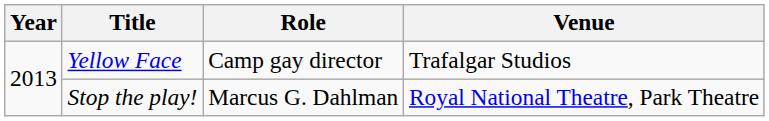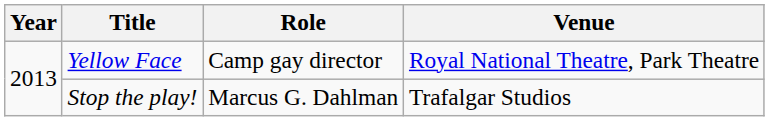(490, 60) Trafalgar Studios -> (584, 60) Royal National Theatre, Park Theatre
(584, 97) Royal National Theatre, Park Theatre -> (490, 97) Trafalgar Studios
